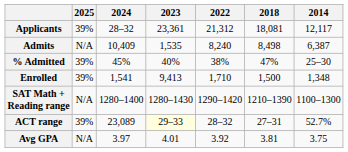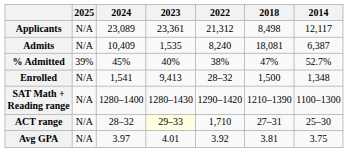(84, 29) 39% -> (84, 29) N/A
(121, 29) 28–32 -> (121, 29) 23,089
(269, 29) 18,081 -> (269, 29) 8,498
(269, 45) 8,498 -> (269, 45) 18,081
(318, 61) 25–30 -> (318, 61) 52.7%
(84, 78) 39% -> (84, 78) N/A
(220, 78) 1,710 -> (220, 78) 28–32
(84, 122) 39% -> (84, 122) N/A
(121, 122) 23,089 -> (121, 122) 28–32
(220, 122) 28–32 -> (220, 122) 1,710
(318, 122) 52.7% -> (318, 122) 25–30
